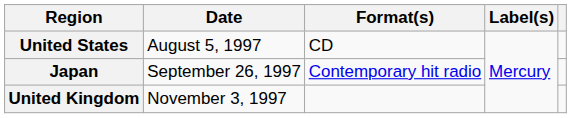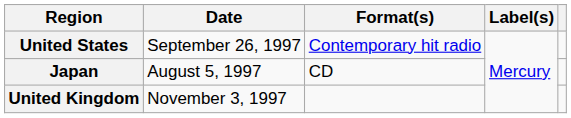(204, 44) August 5, 1997 -> (224, 44) September 26, 1997
(321, 44) CD -> (395, 44) Contemporary hit radio
(224, 71) September 26, 1997 -> (204, 71) August 5, 1997
(395, 71) Contemporary hit radio -> (321, 71) CD
